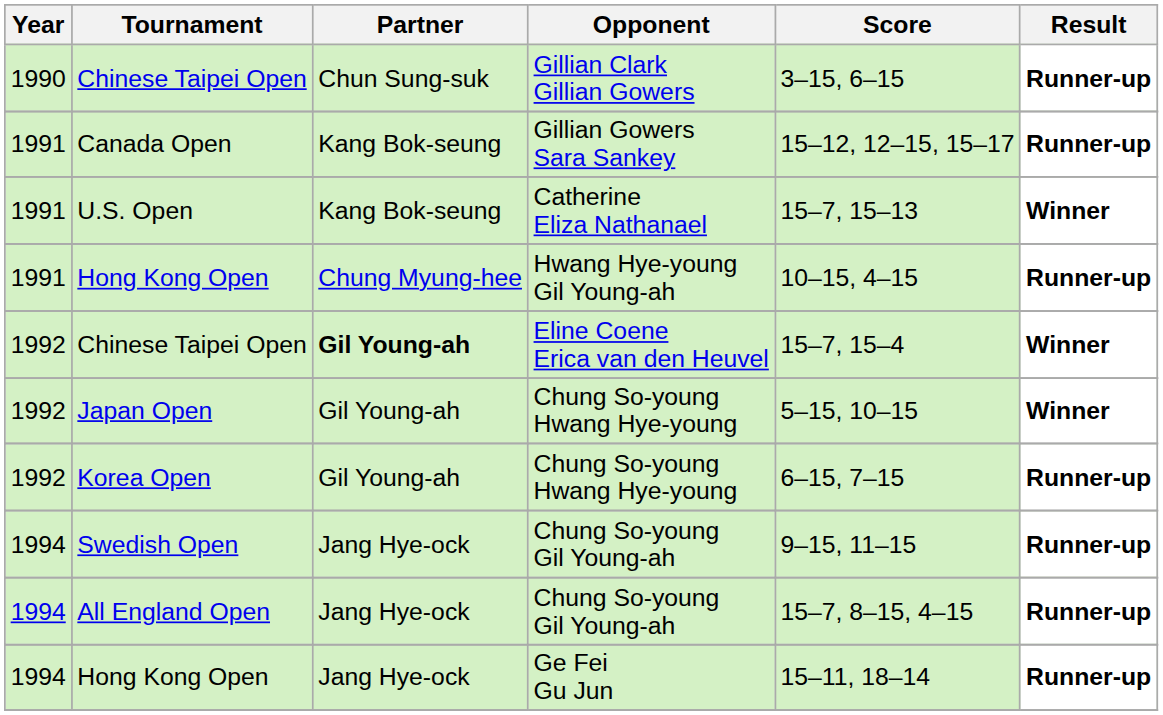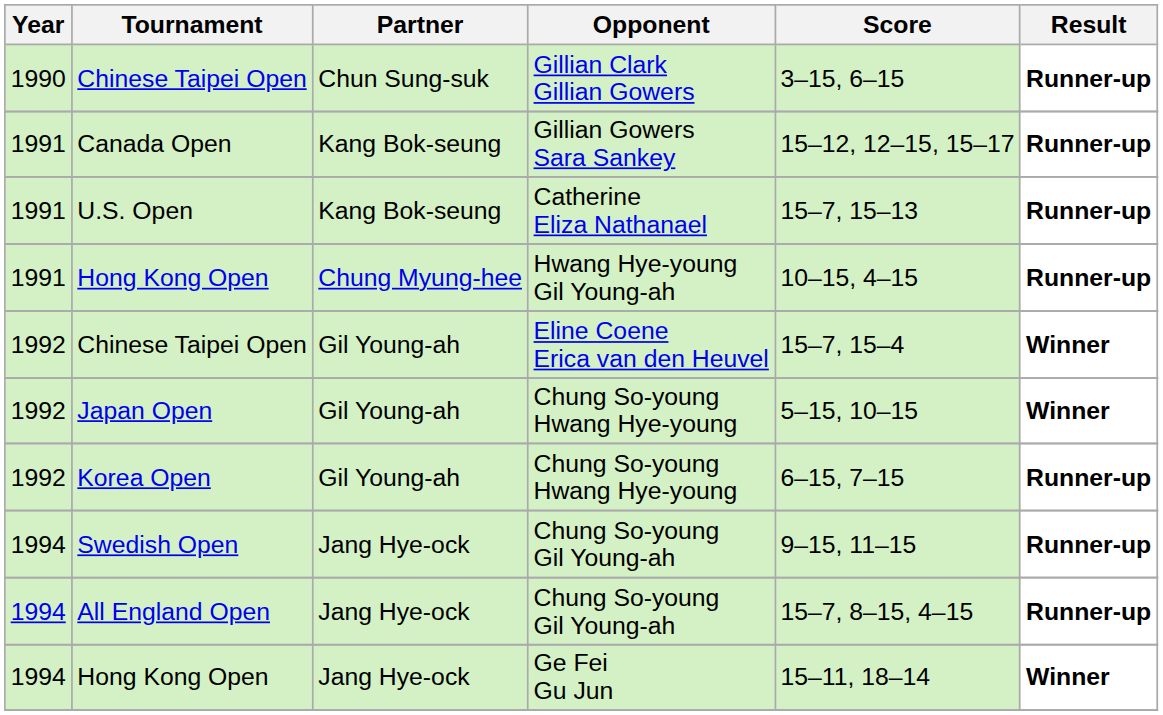(1068, 211) Winner -> (1089, 211) Runner-up
(394, 344) bold -> (389, 344) normal
(1089, 678) Runner-up -> (1068, 678) Winner
